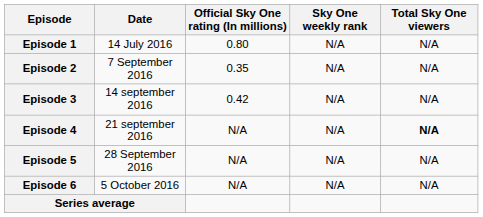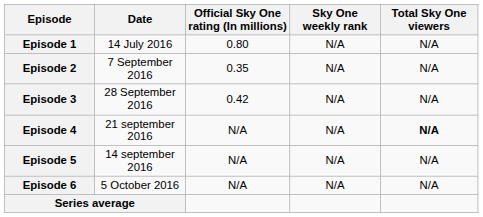(140, 99) 14 september 2016 -> (140, 99) 28 September 2016
(140, 161) 28 September 2016 -> (140, 161) 14 september 2016
